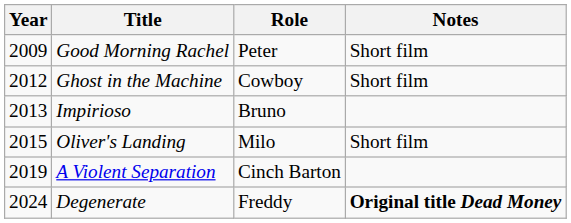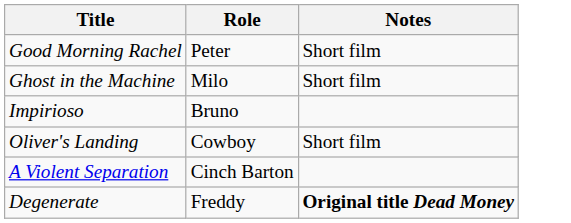- column: (28, 19)
(270, 80) Cowboy -> (209, 80) Milo
(257, 141) Milo -> (223, 141) Cowboy
